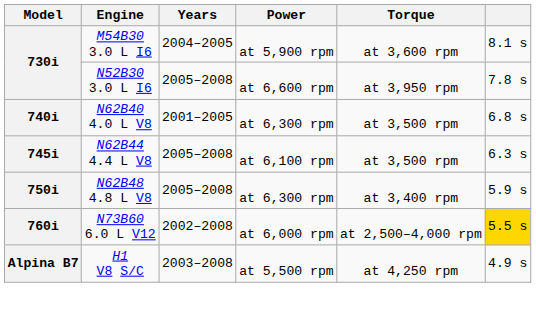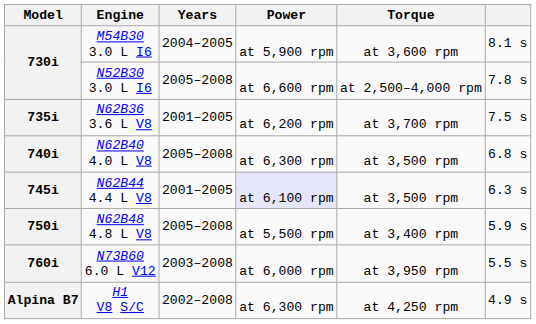(411, 88) at 3,950 rpm -> (411, 88) at 2,500–4,000 rpm
+ row: (120, 117)
(197, 117) 2001–2005 -> (197, 154) 2005–2008
(197, 154) 2005–2008 -> (197, 190) 2001–2005
(286, 161) no background -> (286, 198) lavender background
(286, 198) at 6,300 rpm -> (286, 235) at 5,500 rpm
(197, 227) 2002–2008 -> (197, 263) 2003–2008
(411, 235) at 2,500–4,000 rpm -> (411, 271) at 3,950 rpm
(508, 227) gold background -> (508, 263) no background
(197, 263) 2003–2008 -> (197, 300) 2002–2008
(286, 271) at 5,500 rpm -> (286, 308) at 6,300 rpm
